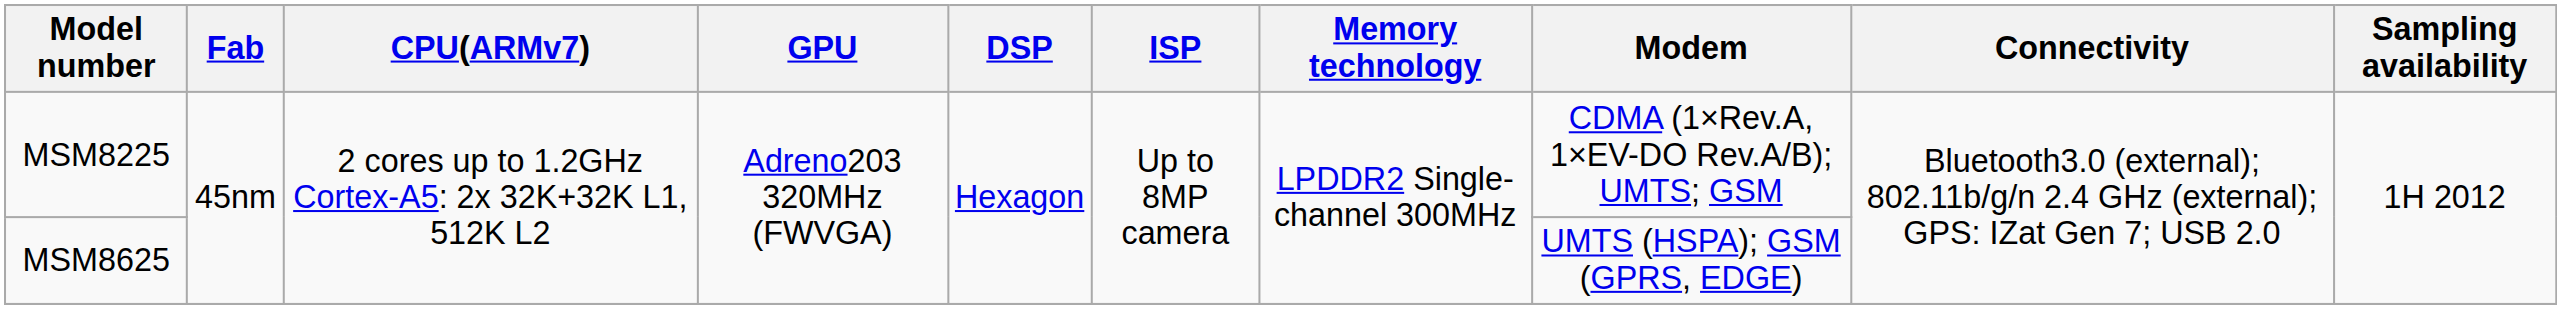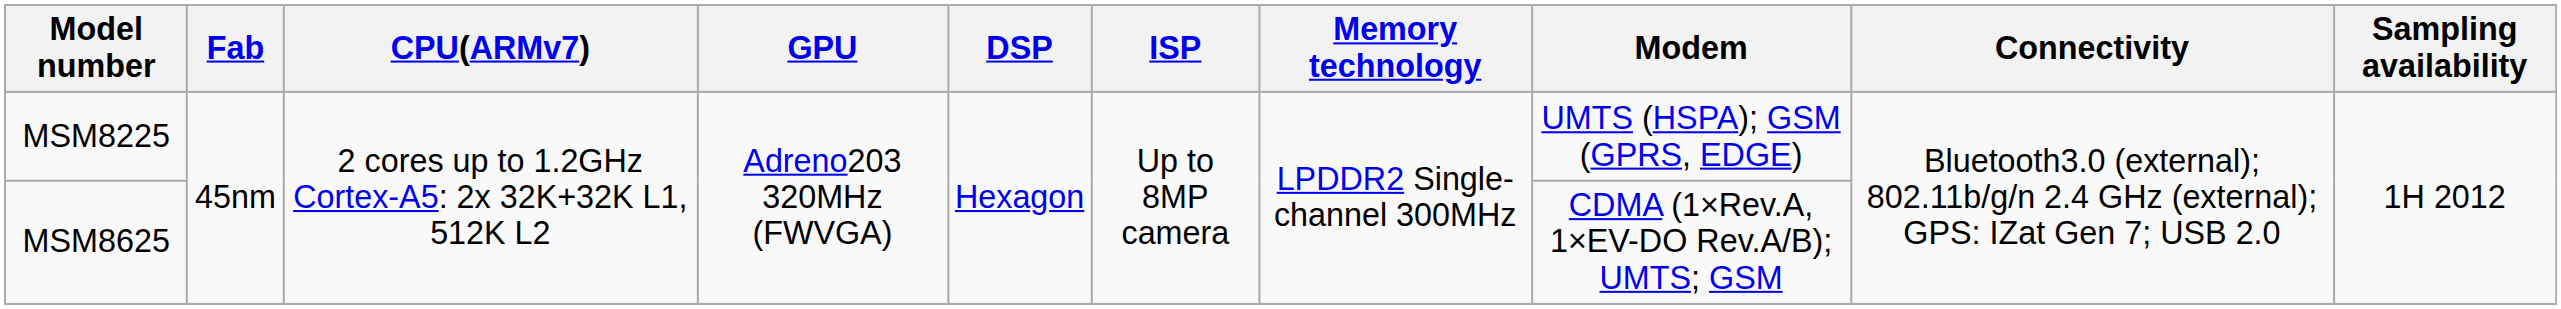(1691, 154) CDMA (1×Rev.A, 1×EV-DO Rev.A/B); UMTS; GSM -> (1691, 135) UMTS (HSPA); GSM (GPRS, EDGE)
(1691, 259) UMTS (HSPA); GSM (GPRS, EDGE) -> (1691, 241) CDMA (1×Rev.A, 1×EV-DO Rev.A/B); UMTS; GSM
